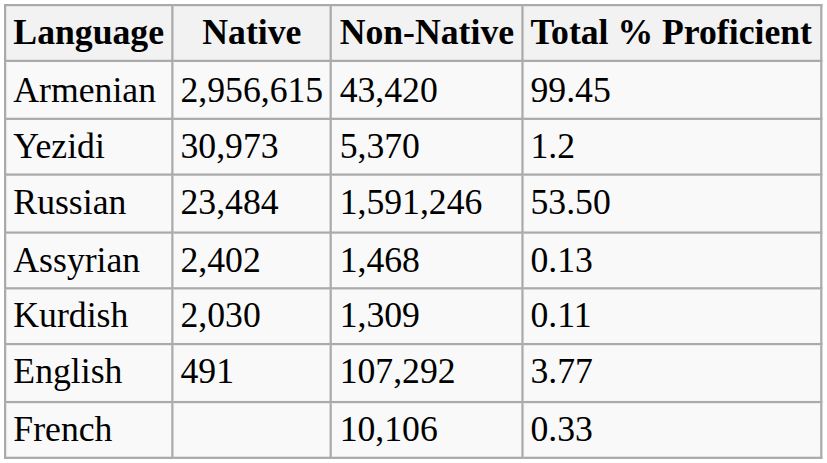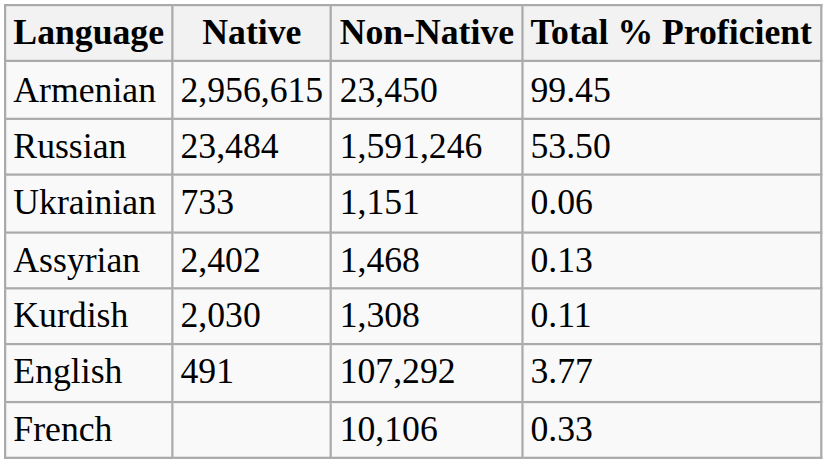(389, 89) 43,420 -> (389, 89) 23,450
- row: (59, 145)
+ row: (85, 202)
(380, 315) 1,309 -> (380, 315) 1,308
